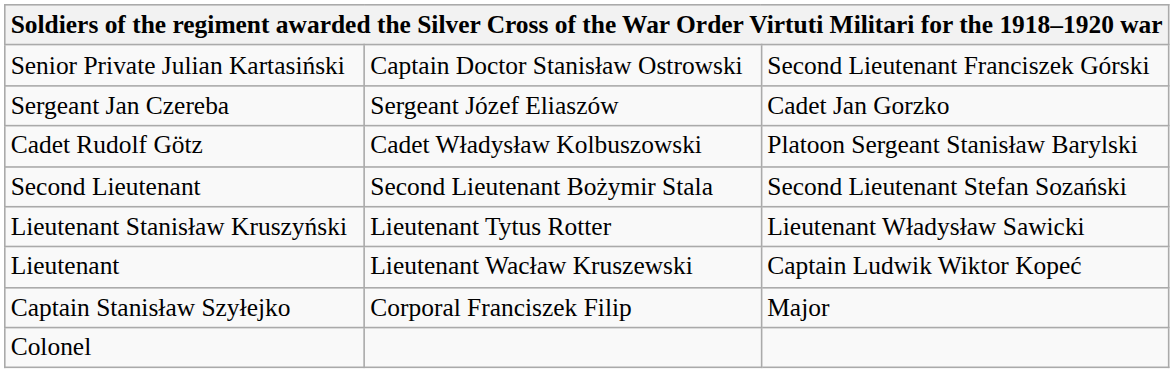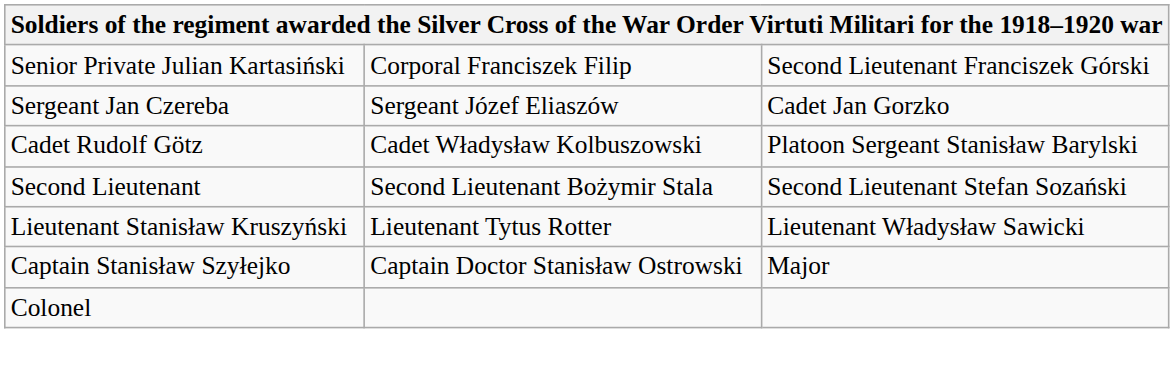(557, 65) Captain Doctor Stanisław Ostrowski -> (501, 65) Corporal Franciszek Filip
- row: (65, 266)
(501, 307) Corporal Franciszek Filip -> (557, 266) Captain Doctor Stanisław Ostrowski
